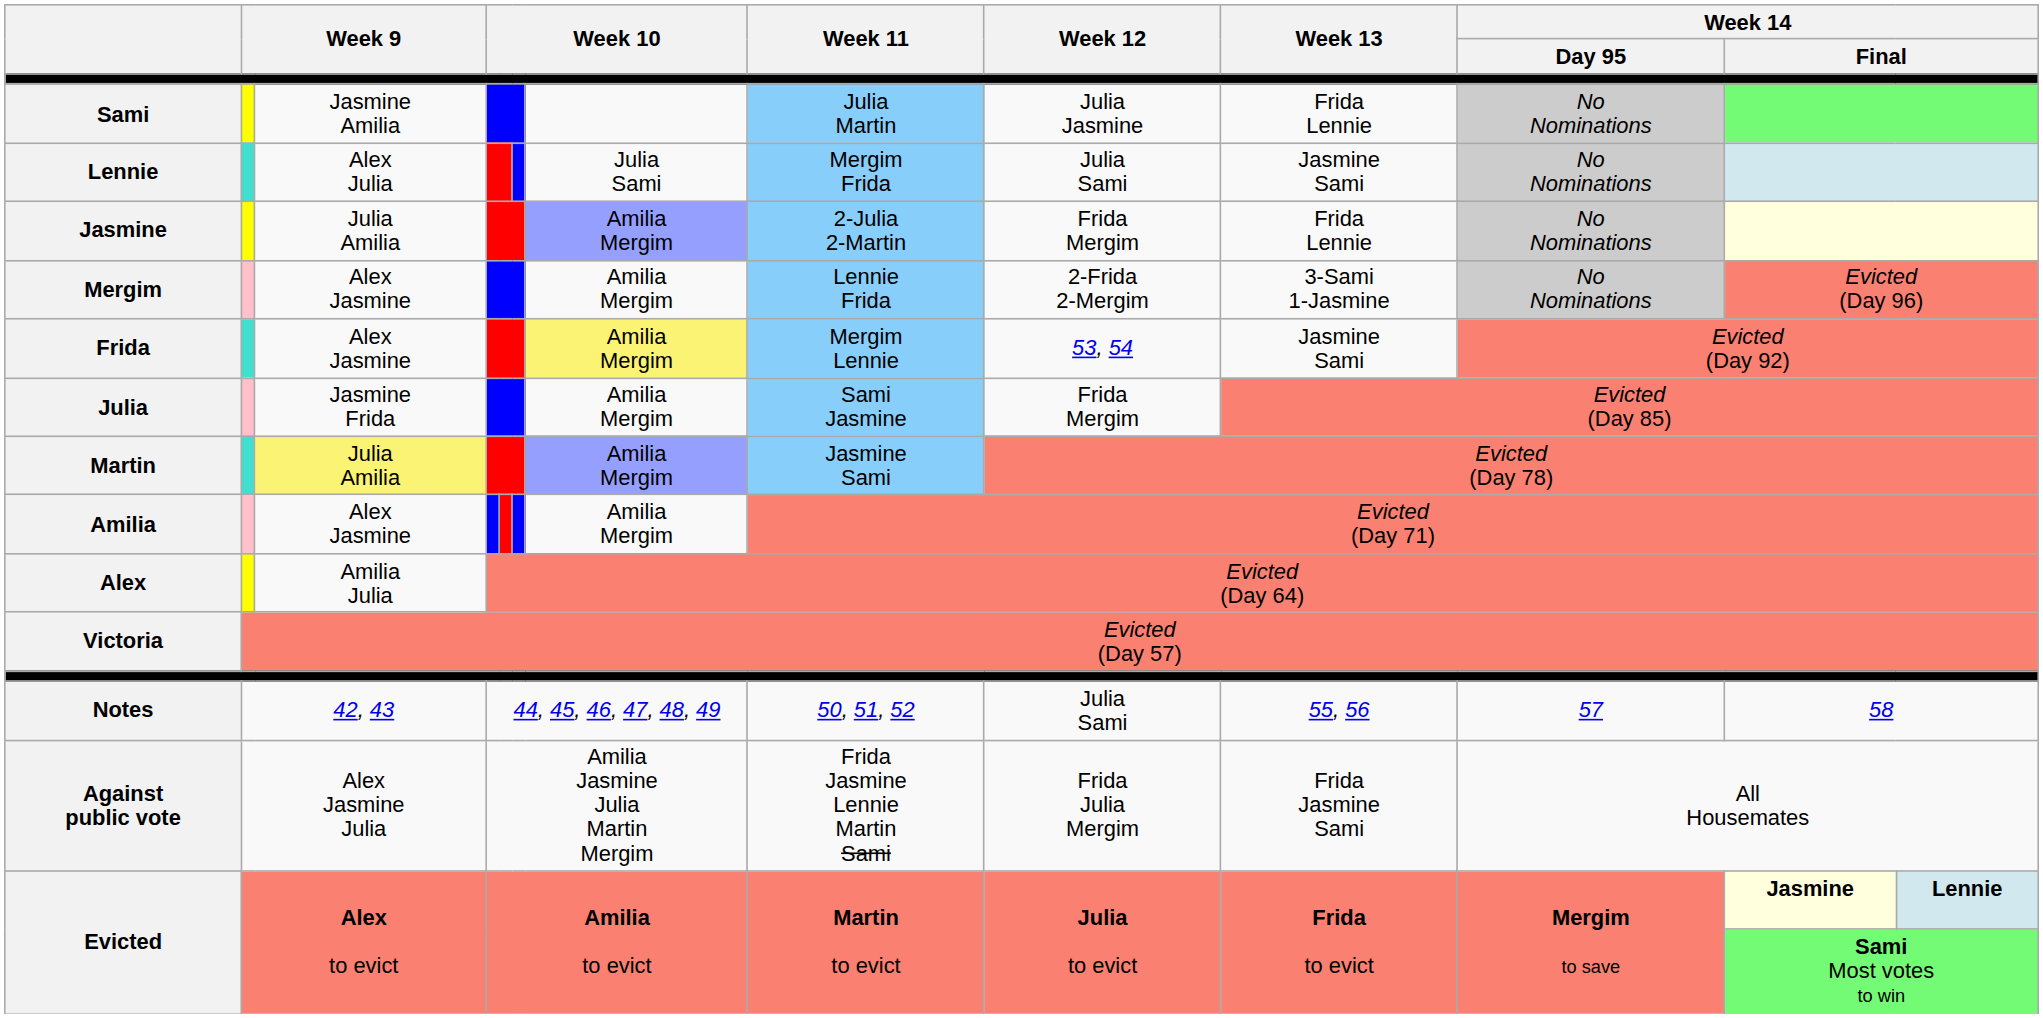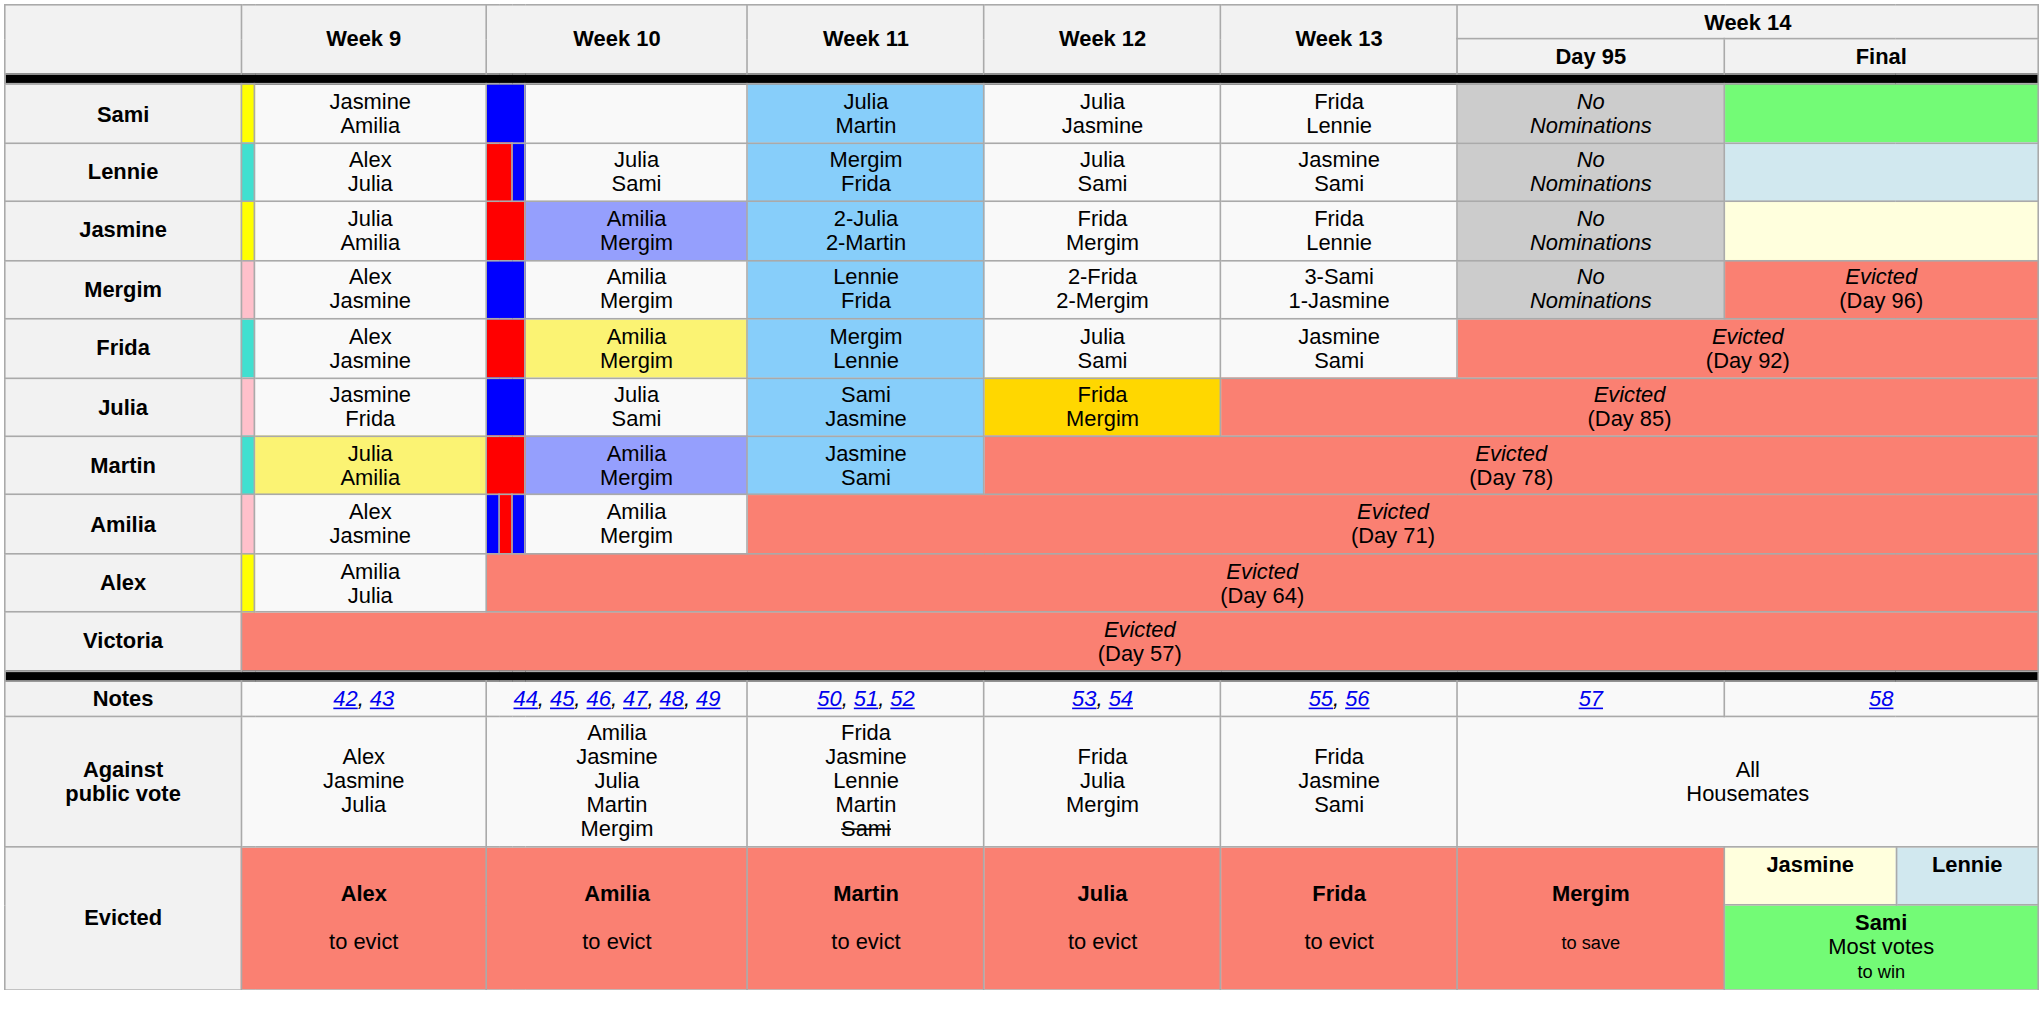(1103, 348) 53, 54 -> (1103, 348) Julia Sami
(637, 406) Amilia Mergim -> (637, 406) Julia Sami
(1103, 406) no background -> (1103, 406) gold background
(1103, 710) Julia Sami -> (1103, 698) 53, 54
